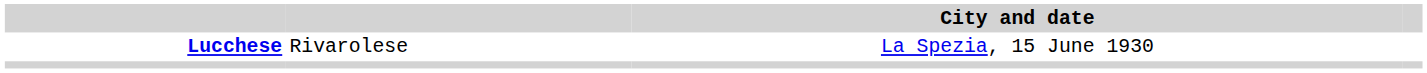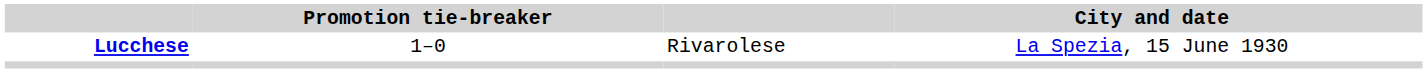+ column: (428, 18)
